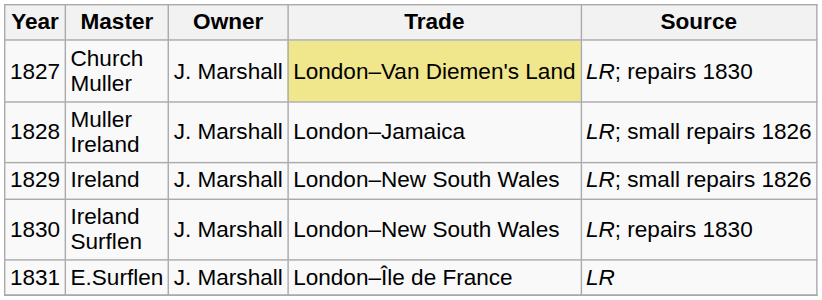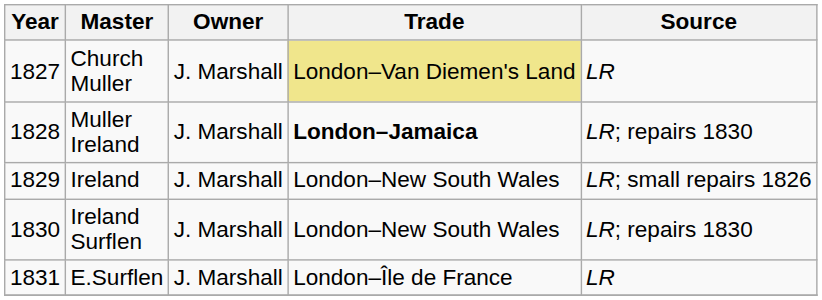(669, 70) LR; repairs 1830 -> (600, 70) LR
(379, 132) normal -> (385, 132) bold
(699, 132) LR; small repairs 1826 -> (669, 132) LR; repairs 1830
